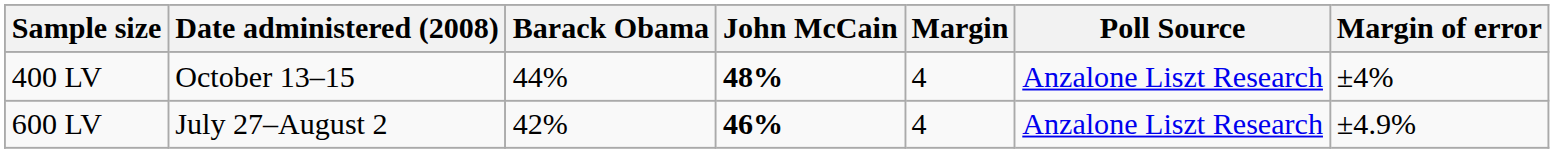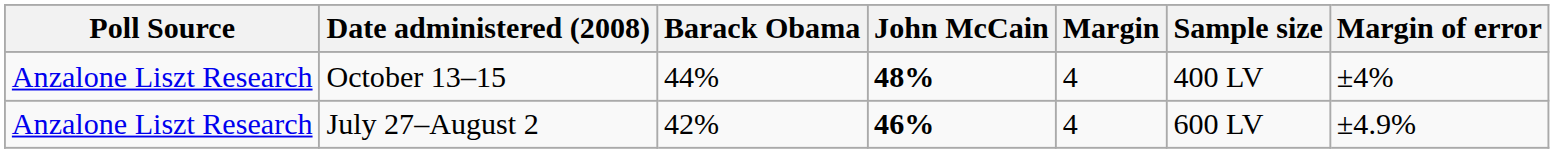columns swapped: (1173, 28) <-> (87, 28)
